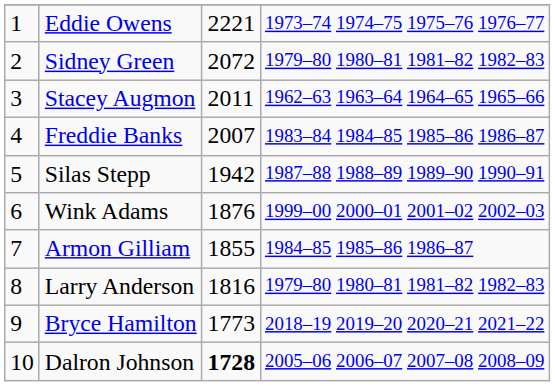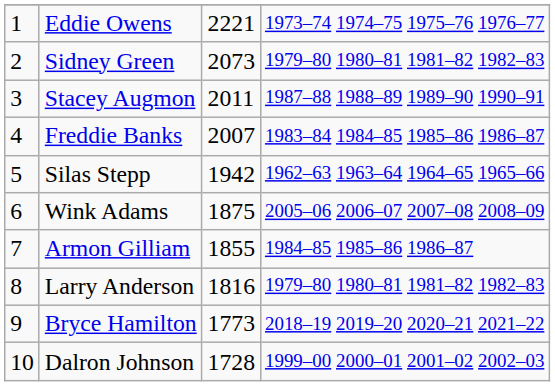(231, 60) 2072 -> (231, 60) 2073
(405, 98) 1962–63 1963–64 1964–65 1965–66 -> (405, 98) 1987–88 1988–89 1989–90 1990–91
(405, 173) 1987–88 1988–89 1989–90 1990–91 -> (405, 173) 1962–63 1963–64 1964–65 1965–66
(231, 211) 1876 -> (231, 211) 1875
(405, 211) 1999–00 2000–01 2001–02 2002–03 -> (405, 211) 2005–06 2006–07 2007–08 2008–09
(231, 361) bold -> (231, 361) normal
(405, 361) 2005–06 2006–07 2007–08 2008–09 -> (405, 361) 1999–00 2000–01 2001–02 2002–03
